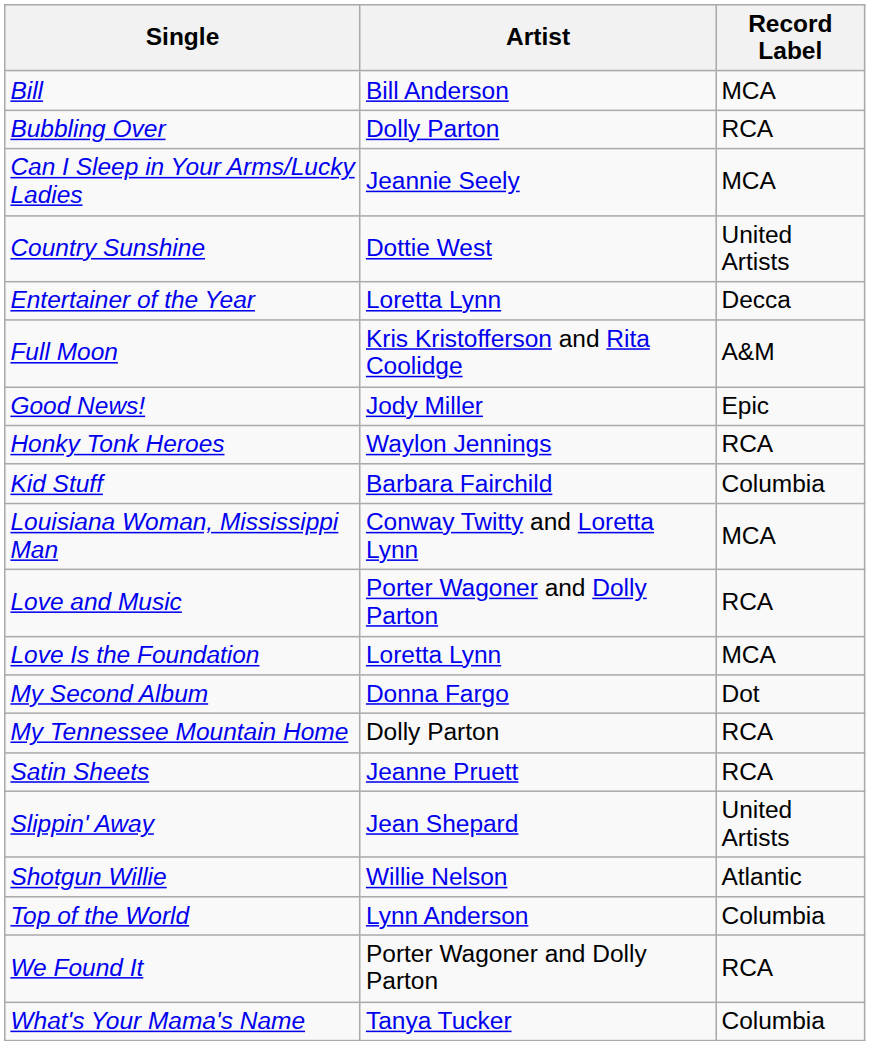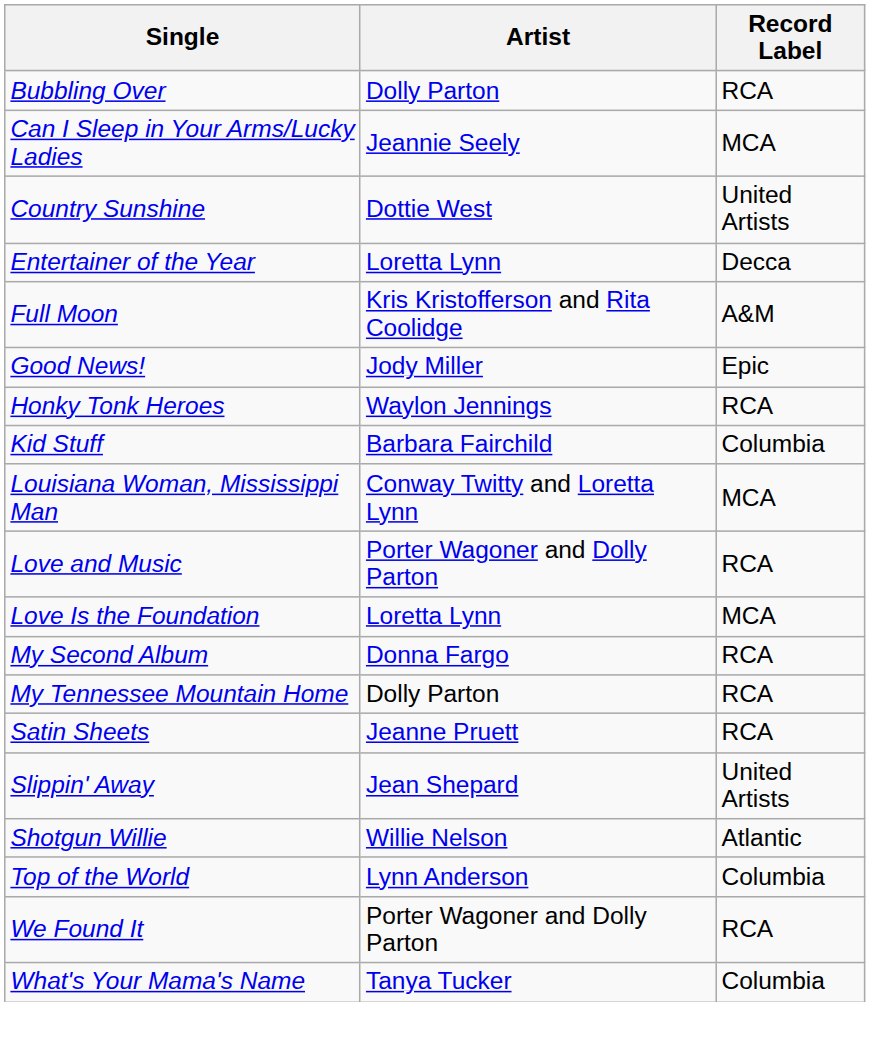- row: (27, 90)
(741, 693) Dot -> (747, 655) RCA
